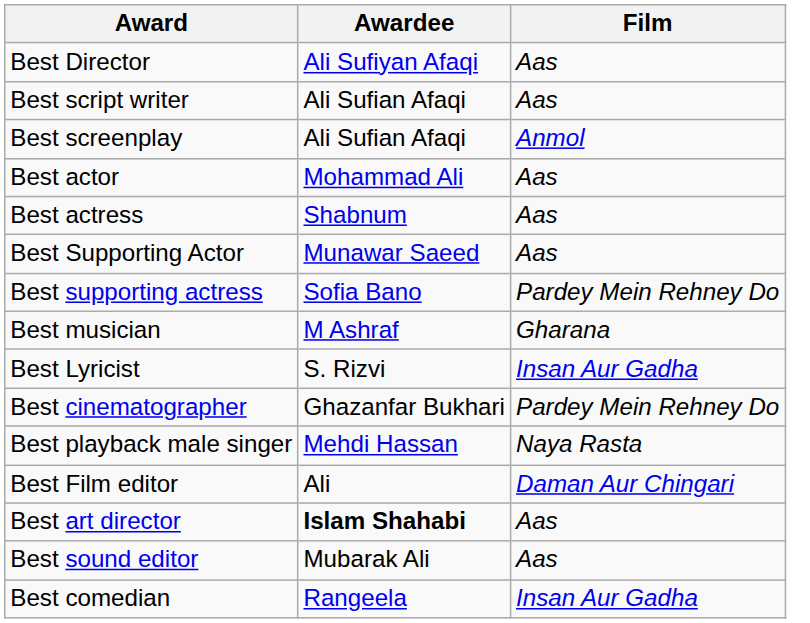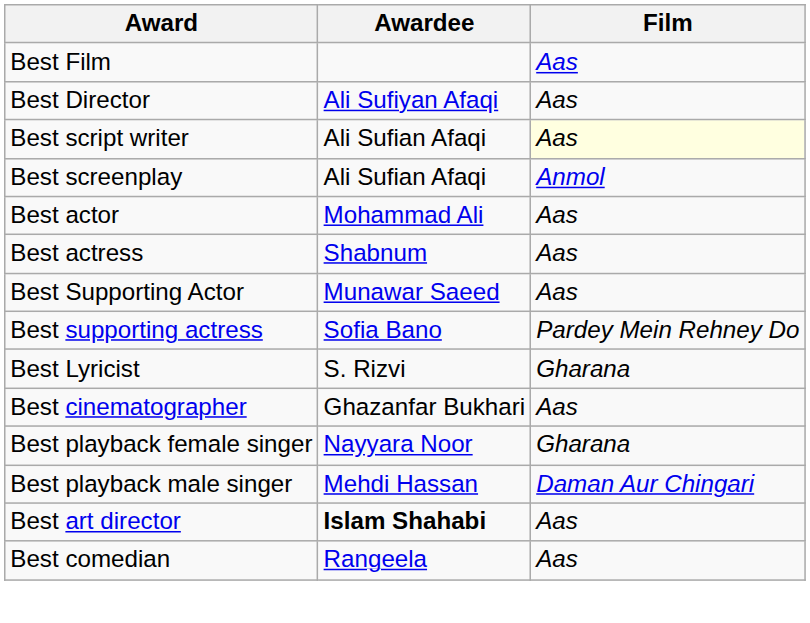+ row: (61, 61)
(537, 100) no background -> (557, 138) lightyellow background
- row: (86, 330)
(607, 368) Insan Aur Gadha -> (583, 368) Gharana
(648, 406) Pardey Mein Rehney Do -> (557, 406) Aas
+ row: (161, 445)
(579, 445) Naya Rasta -> (645, 483) Daman Aur Chingari
- row: (94, 483)
- row: (104, 560)
(607, 598) Insan Aur Gadha -> (557, 560) Aas
